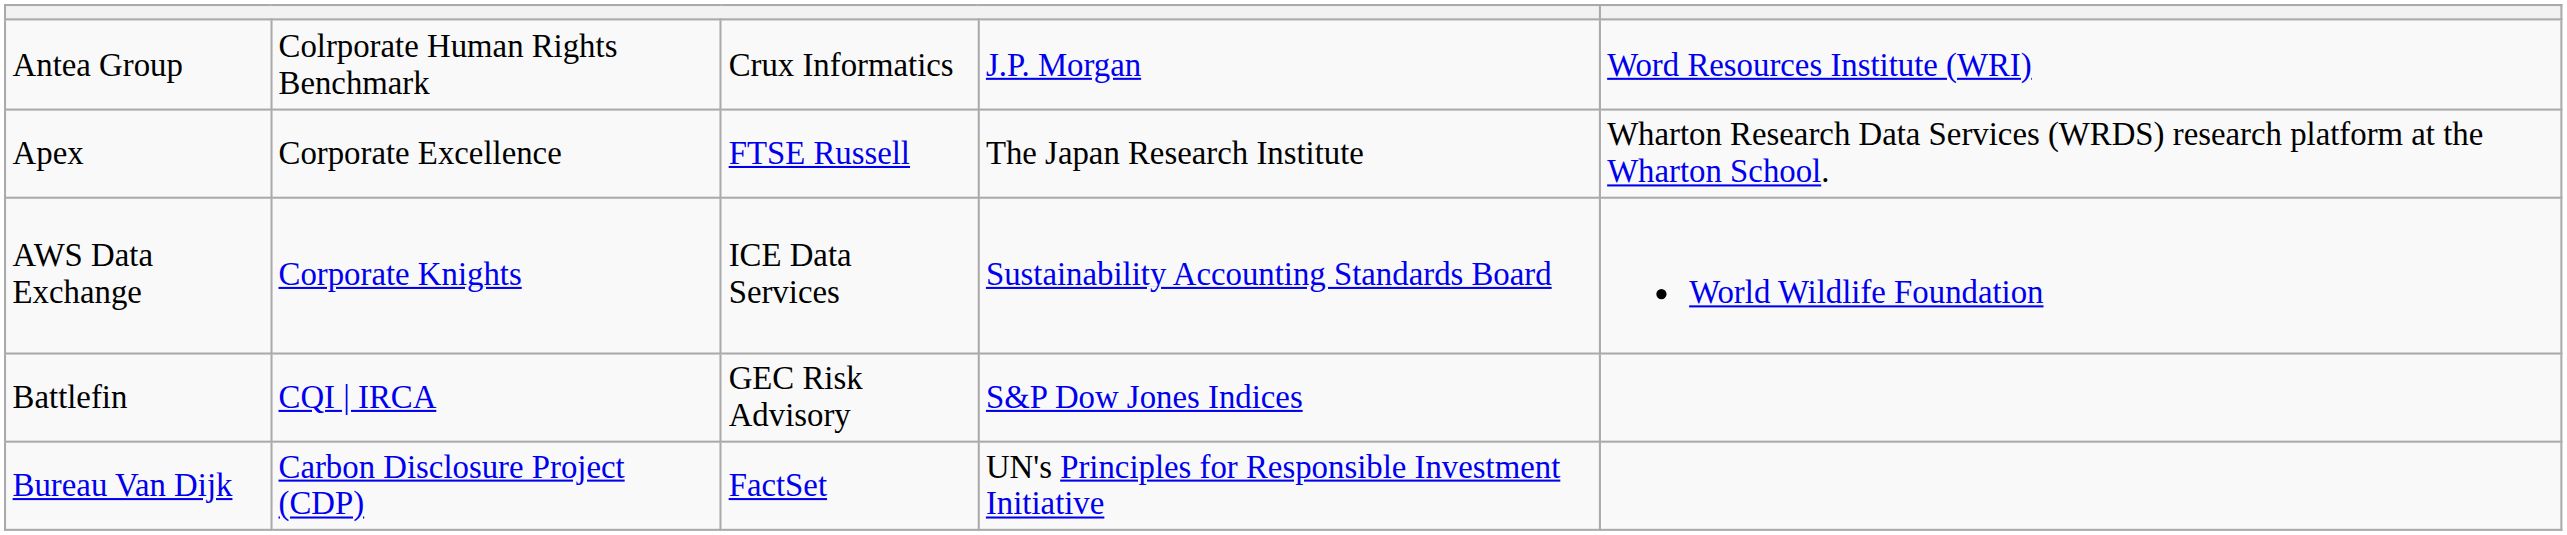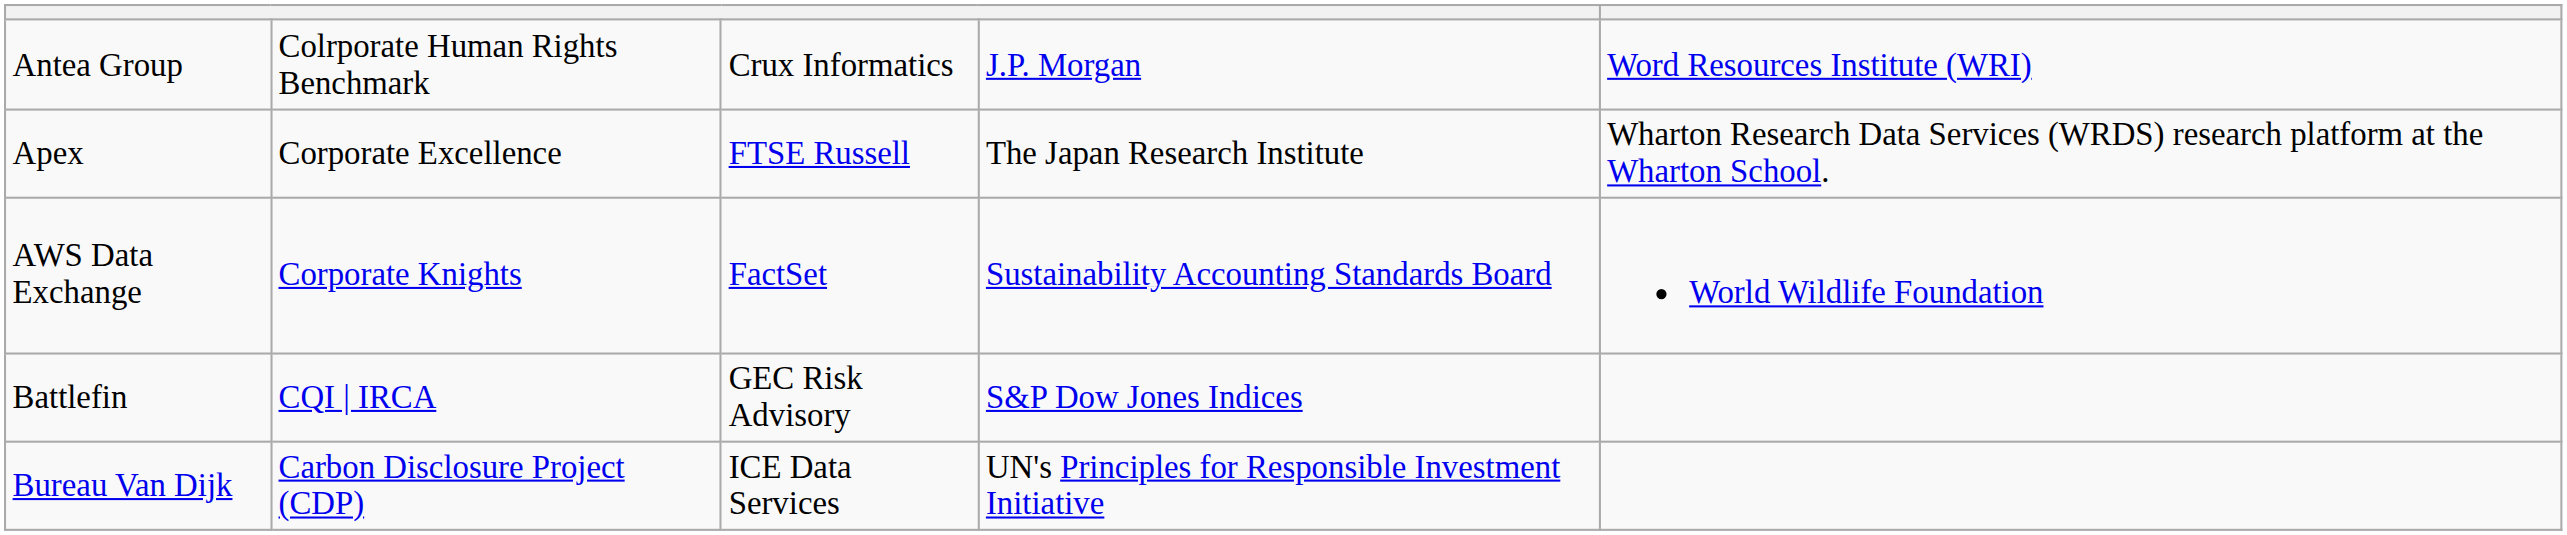(790, 274) ICE Data Services -> (778, 274) FactSet
(778, 485) FactSet -> (790, 485) ICE Data Services
